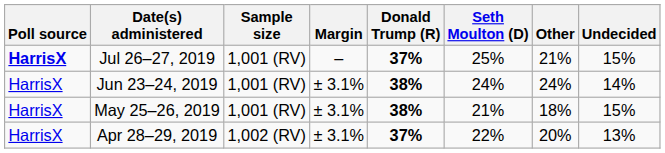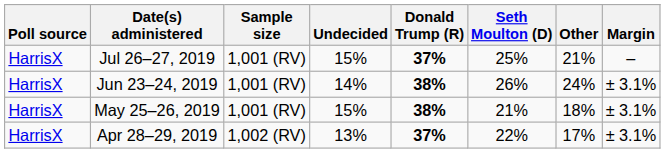columns swapped: (339, 34) <-> (619, 34)
(37, 59) bold -> (35, 59) normal
(488, 84) 24% -> (512, 84) 26%
(555, 136) 20% -> (579, 136) 17%
